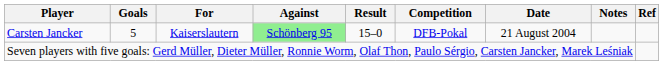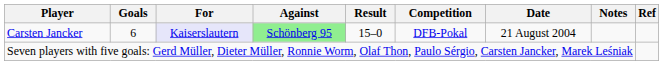(133, 32) 5 -> (133, 32) 6
(204, 32) no background -> (204, 32) lavender background
